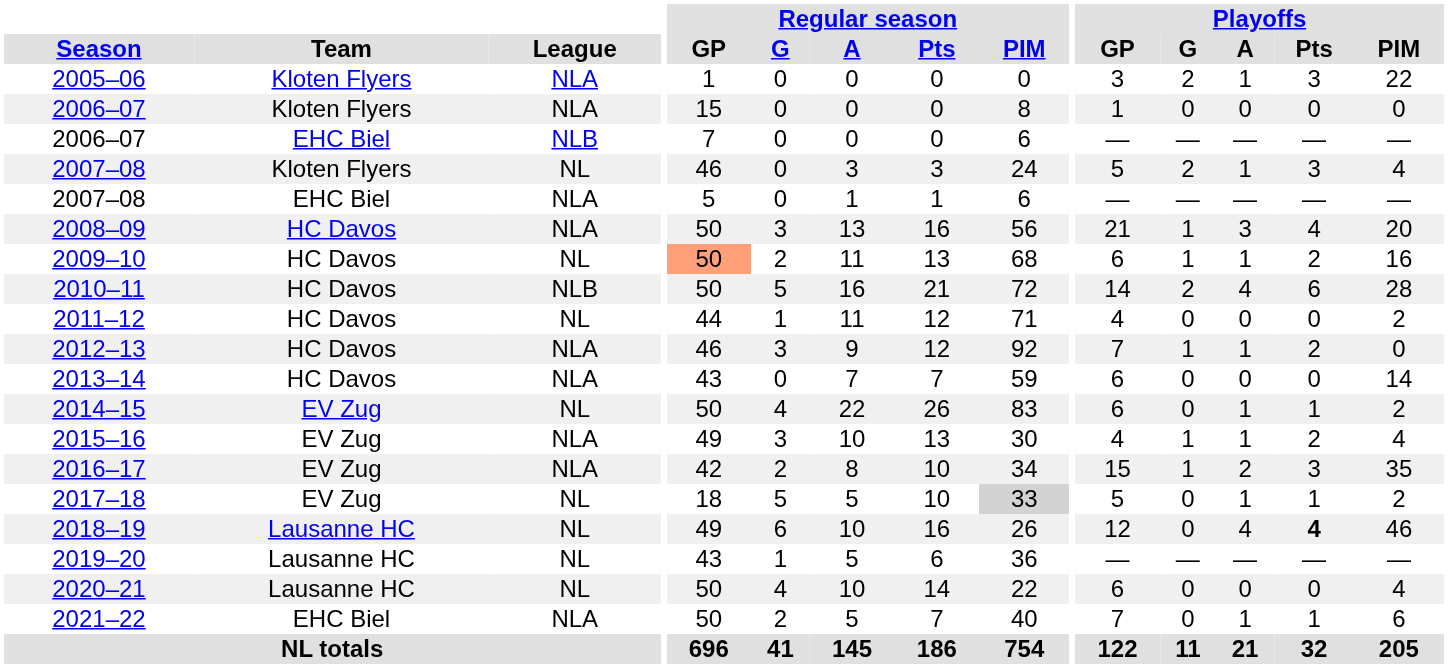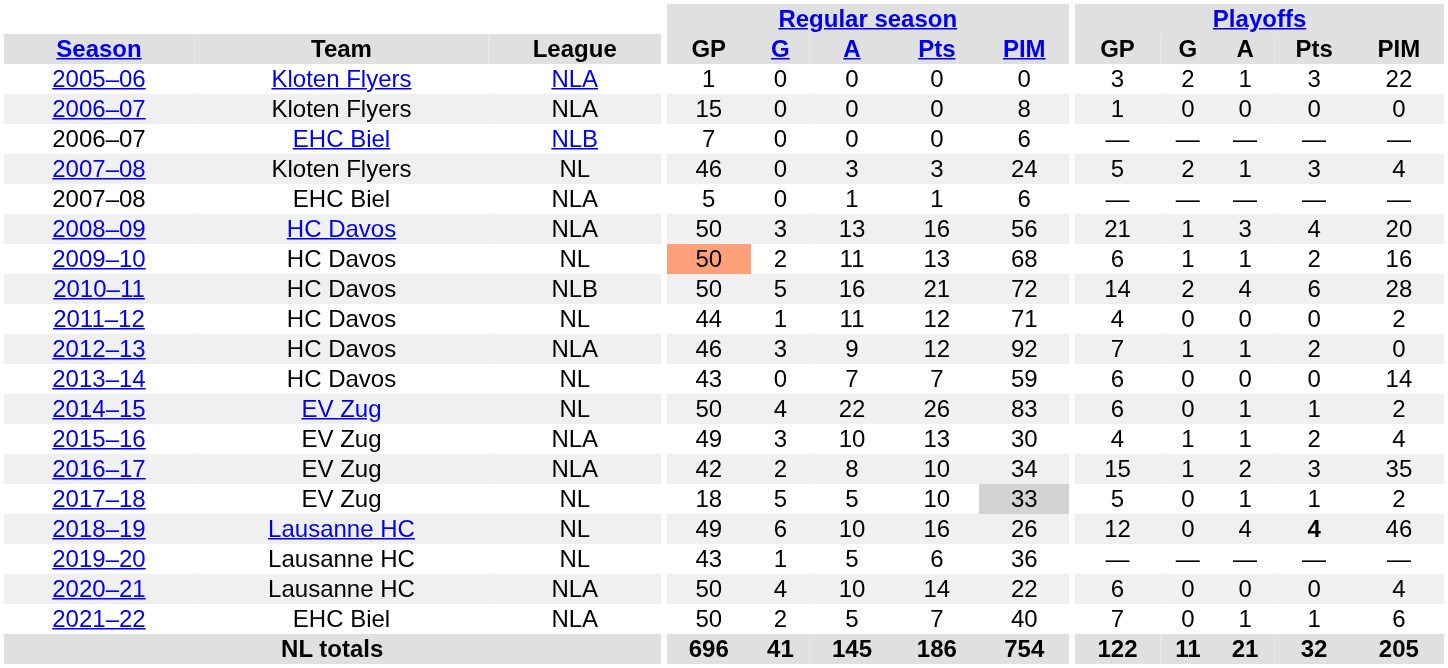(575, 378) NLA -> (575, 378) NL
(575, 588) NL -> (575, 588) NLA
